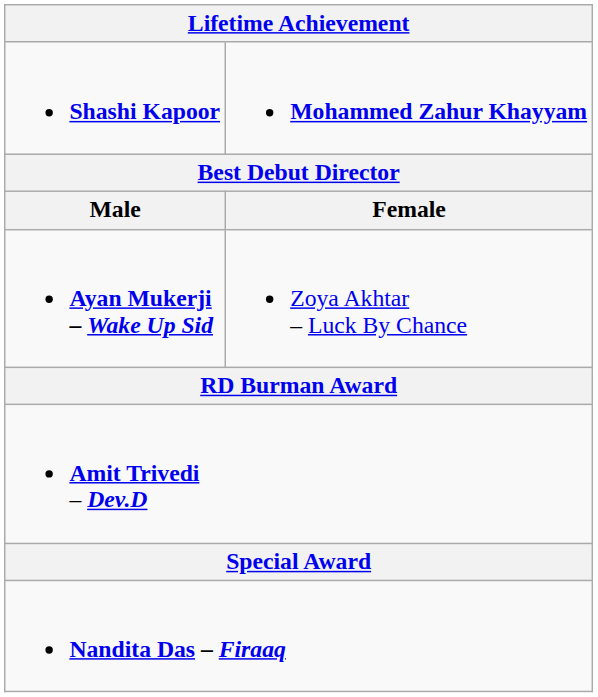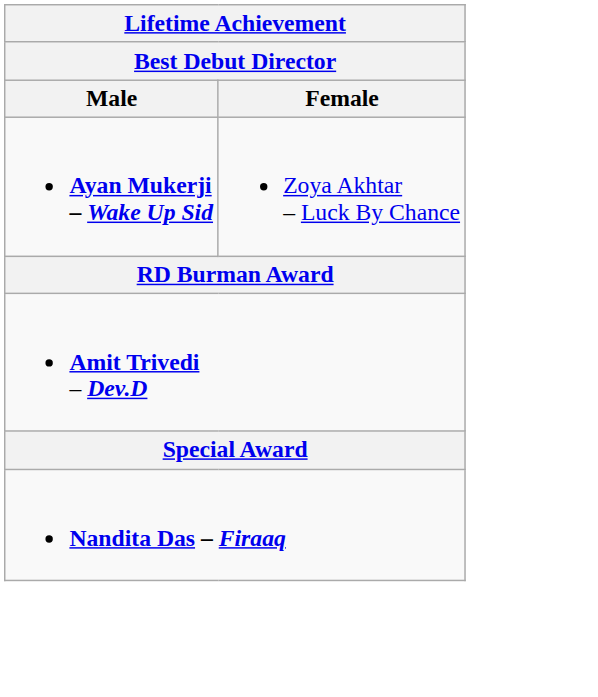- row: (115, 111)
